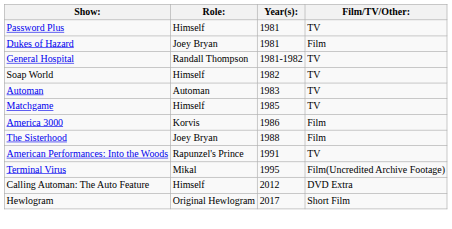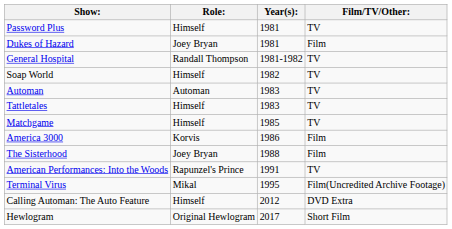+ row: (27, 106)
